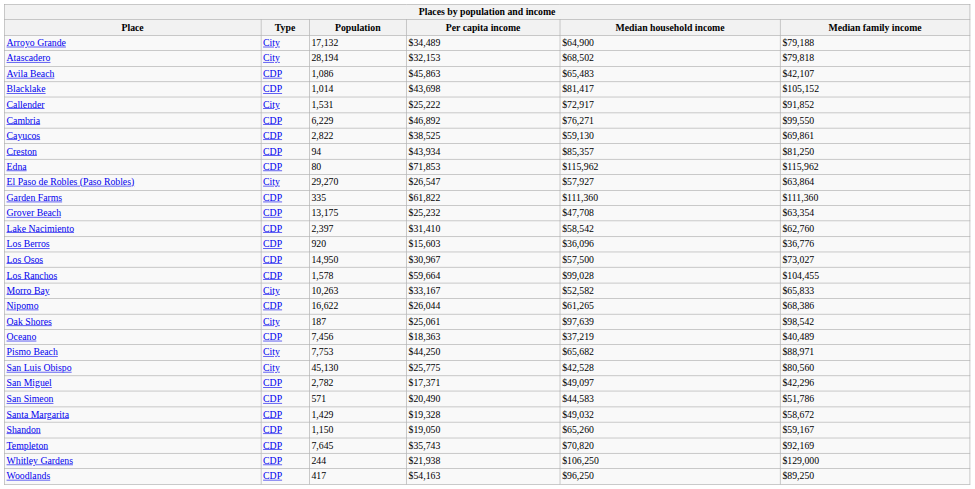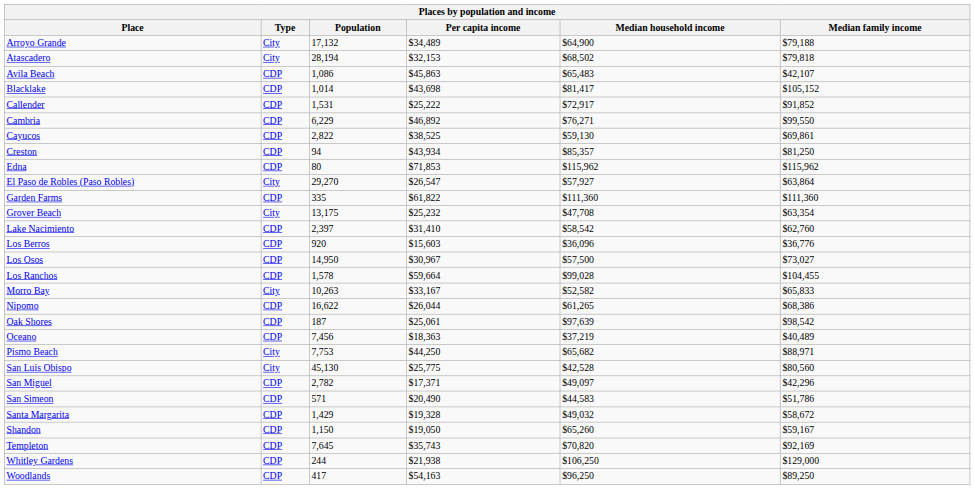(272, 105) City -> (273, 105) CDP
(273, 213) CDP -> (272, 213) City
(272, 321) City -> (273, 321) CDP
